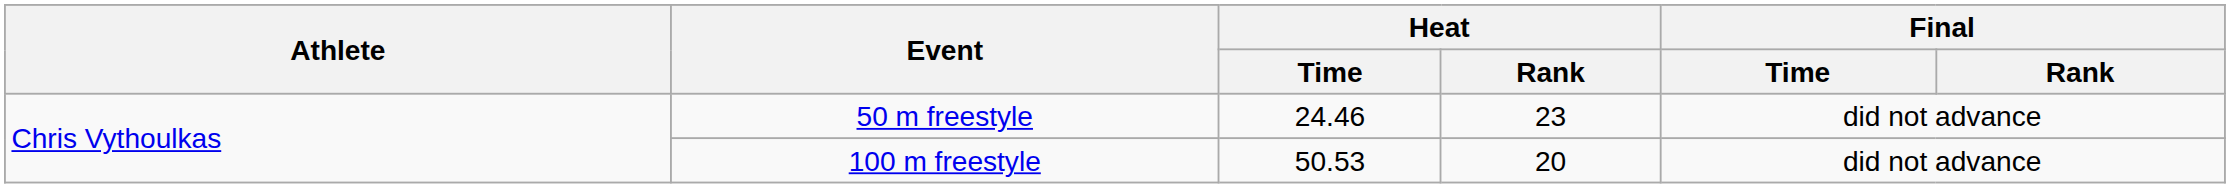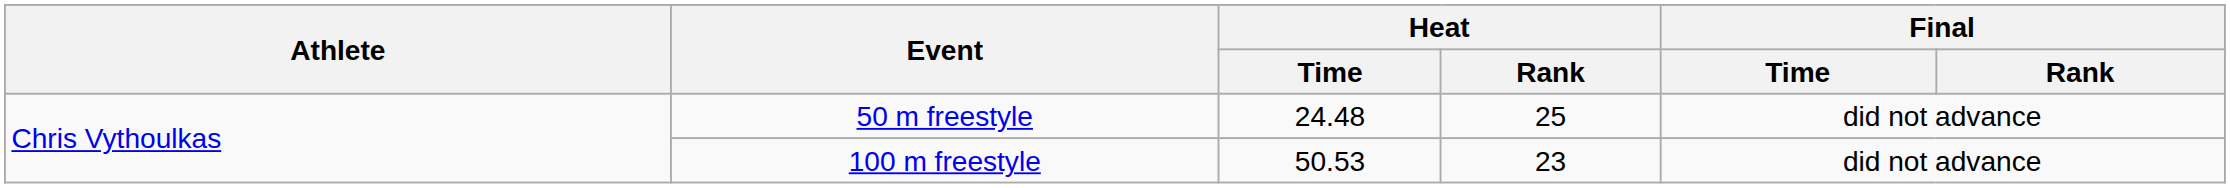(1330, 116) 24.46 -> (1330, 116) 24.48
(1551, 116) 23 -> (1551, 116) 25
(1551, 161) 20 -> (1551, 161) 23
